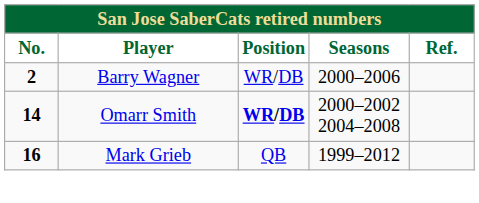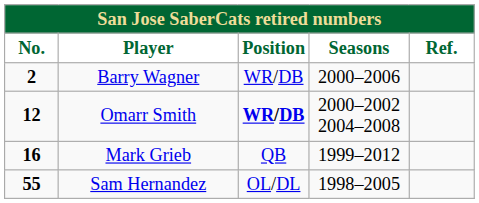(32, 116) 14 -> (32, 116) 12
+ row: (148, 184)
